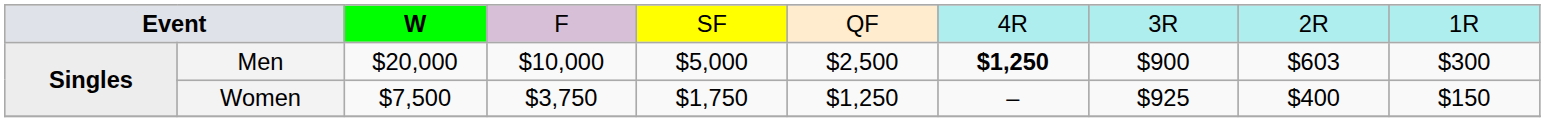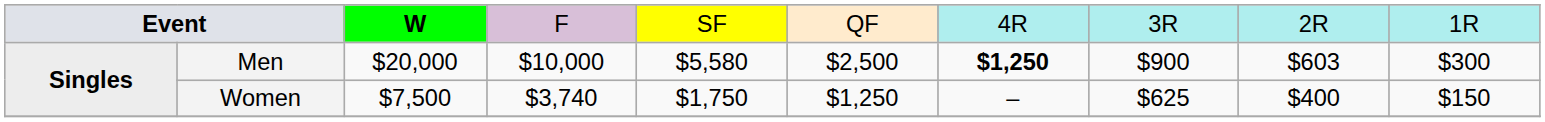(712, 61) $5,000 -> (712, 61) $5,580
(561, 98) $3,750 -> (561, 98) $3,740
(1163, 98) $925 -> (1163, 98) $625
